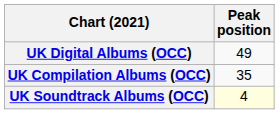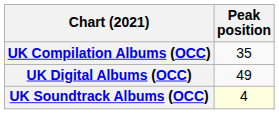rows swapped: (109, 75) <-> (109, 53)
